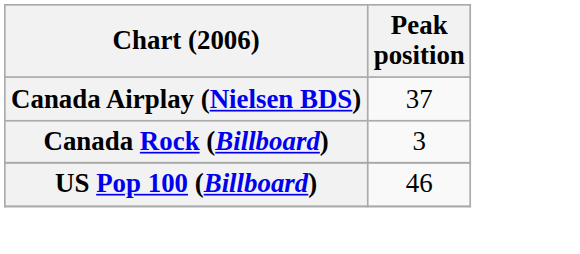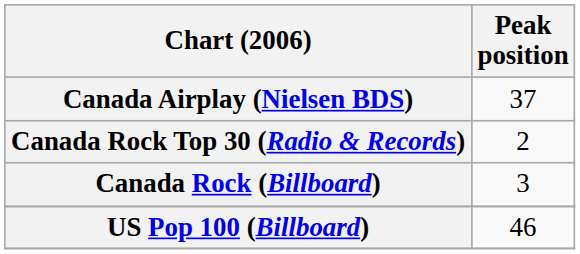+ row: (238, 141)
